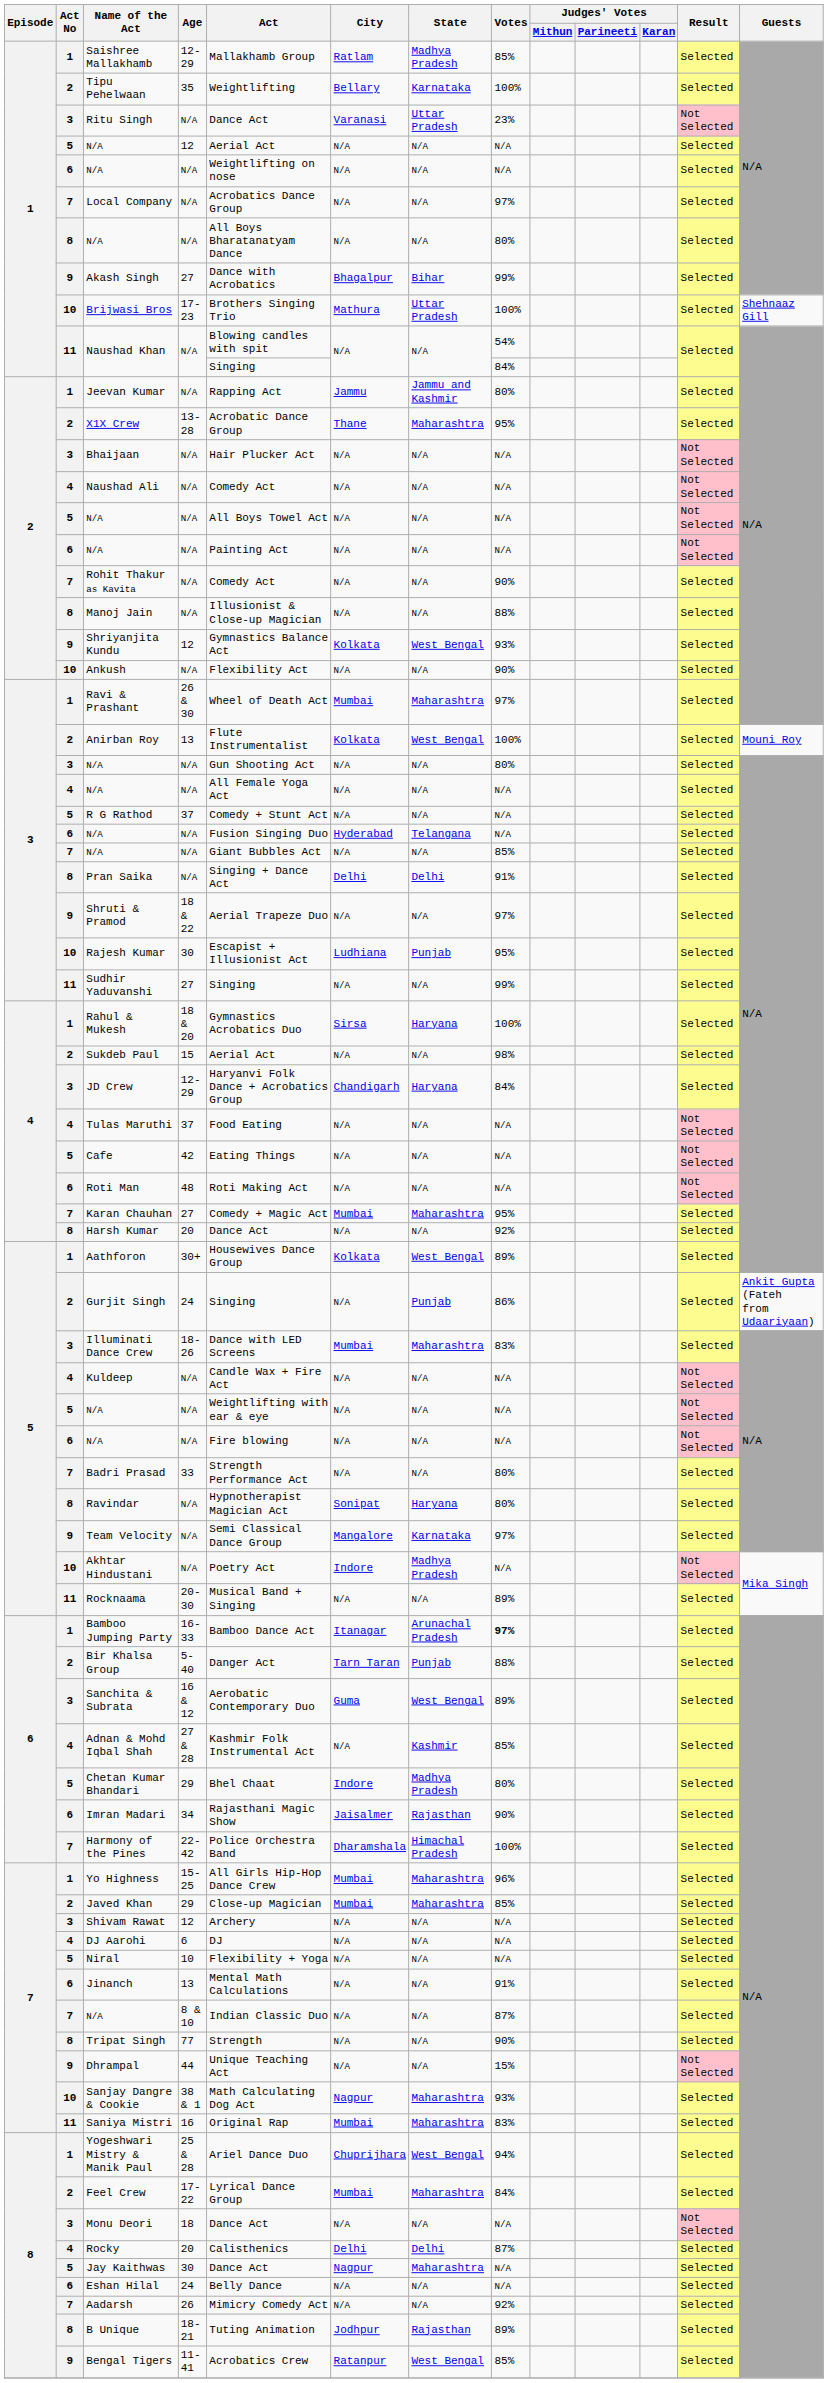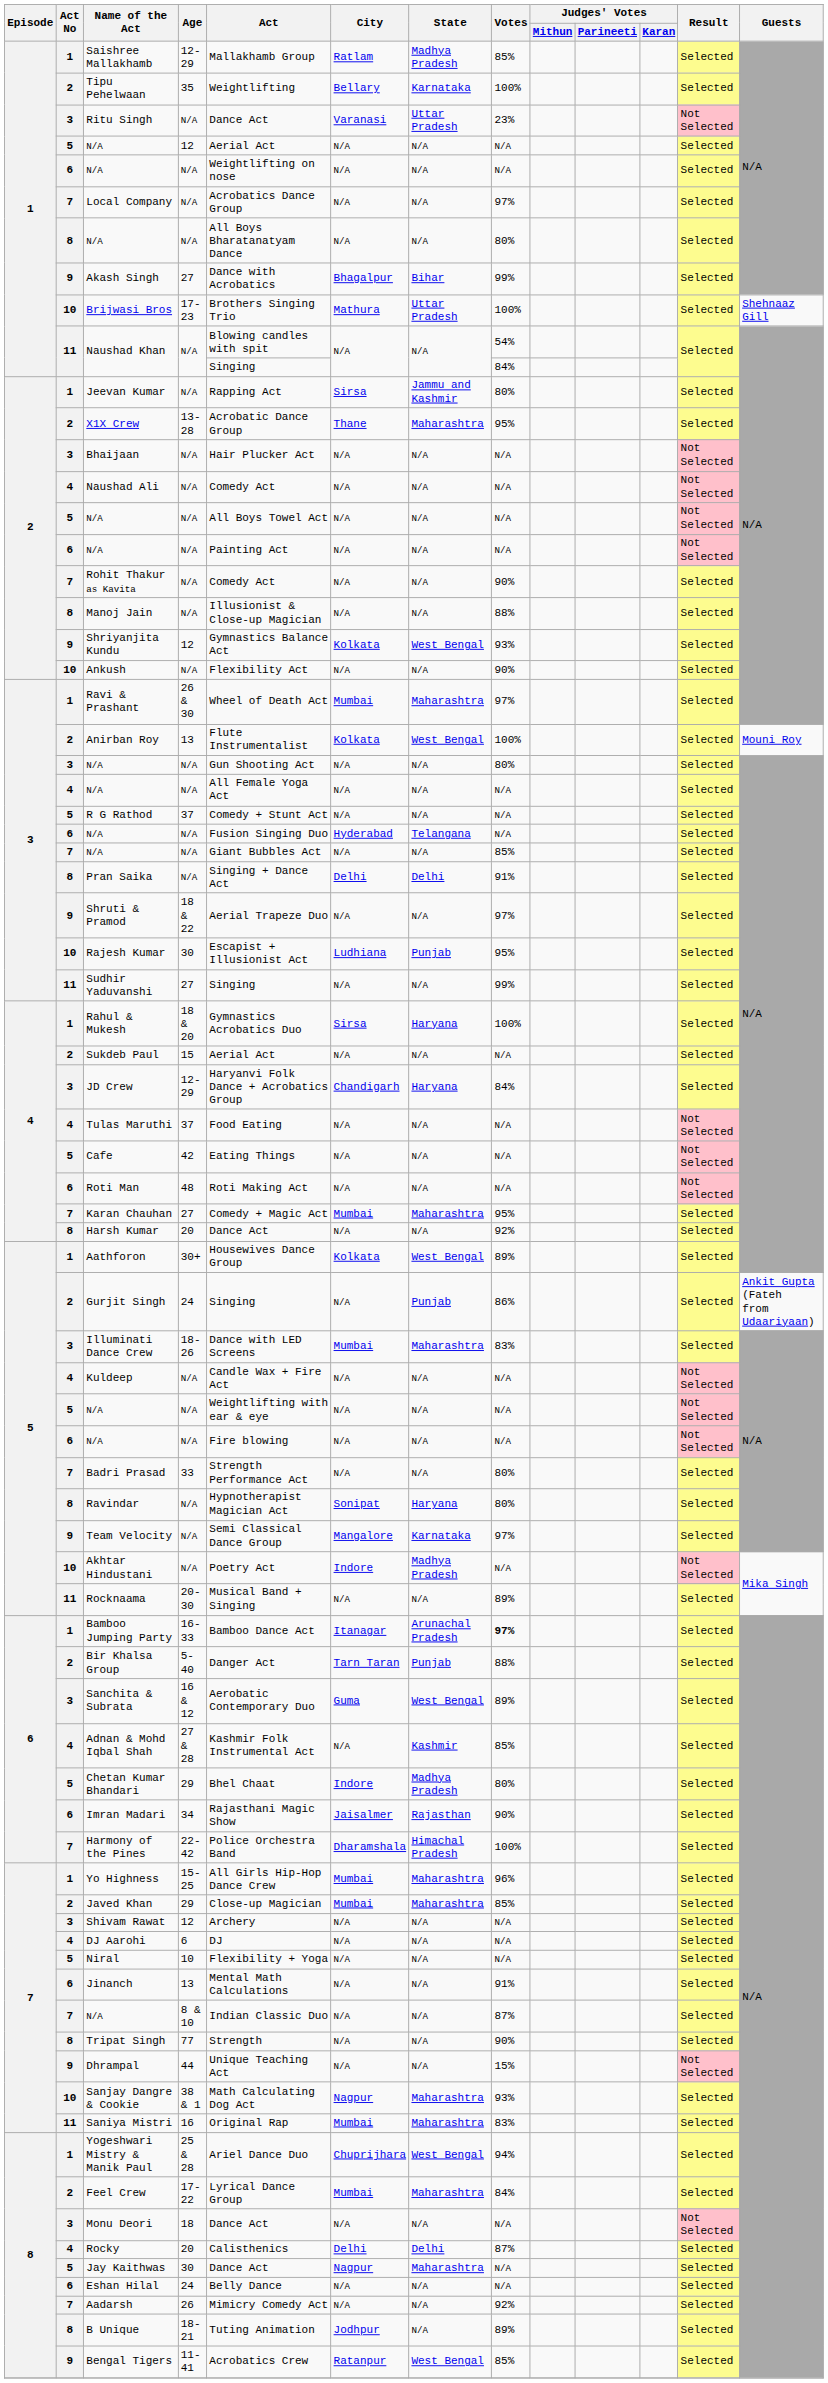(350, 392) Jammu -> (350, 392) Sirsa
(504, 1055) 98% -> (503, 1055) N/A
(441, 2330) Rajasthan -> (420, 2330) N/A
